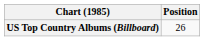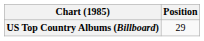(180, 28) 26 -> (180, 28) 29
